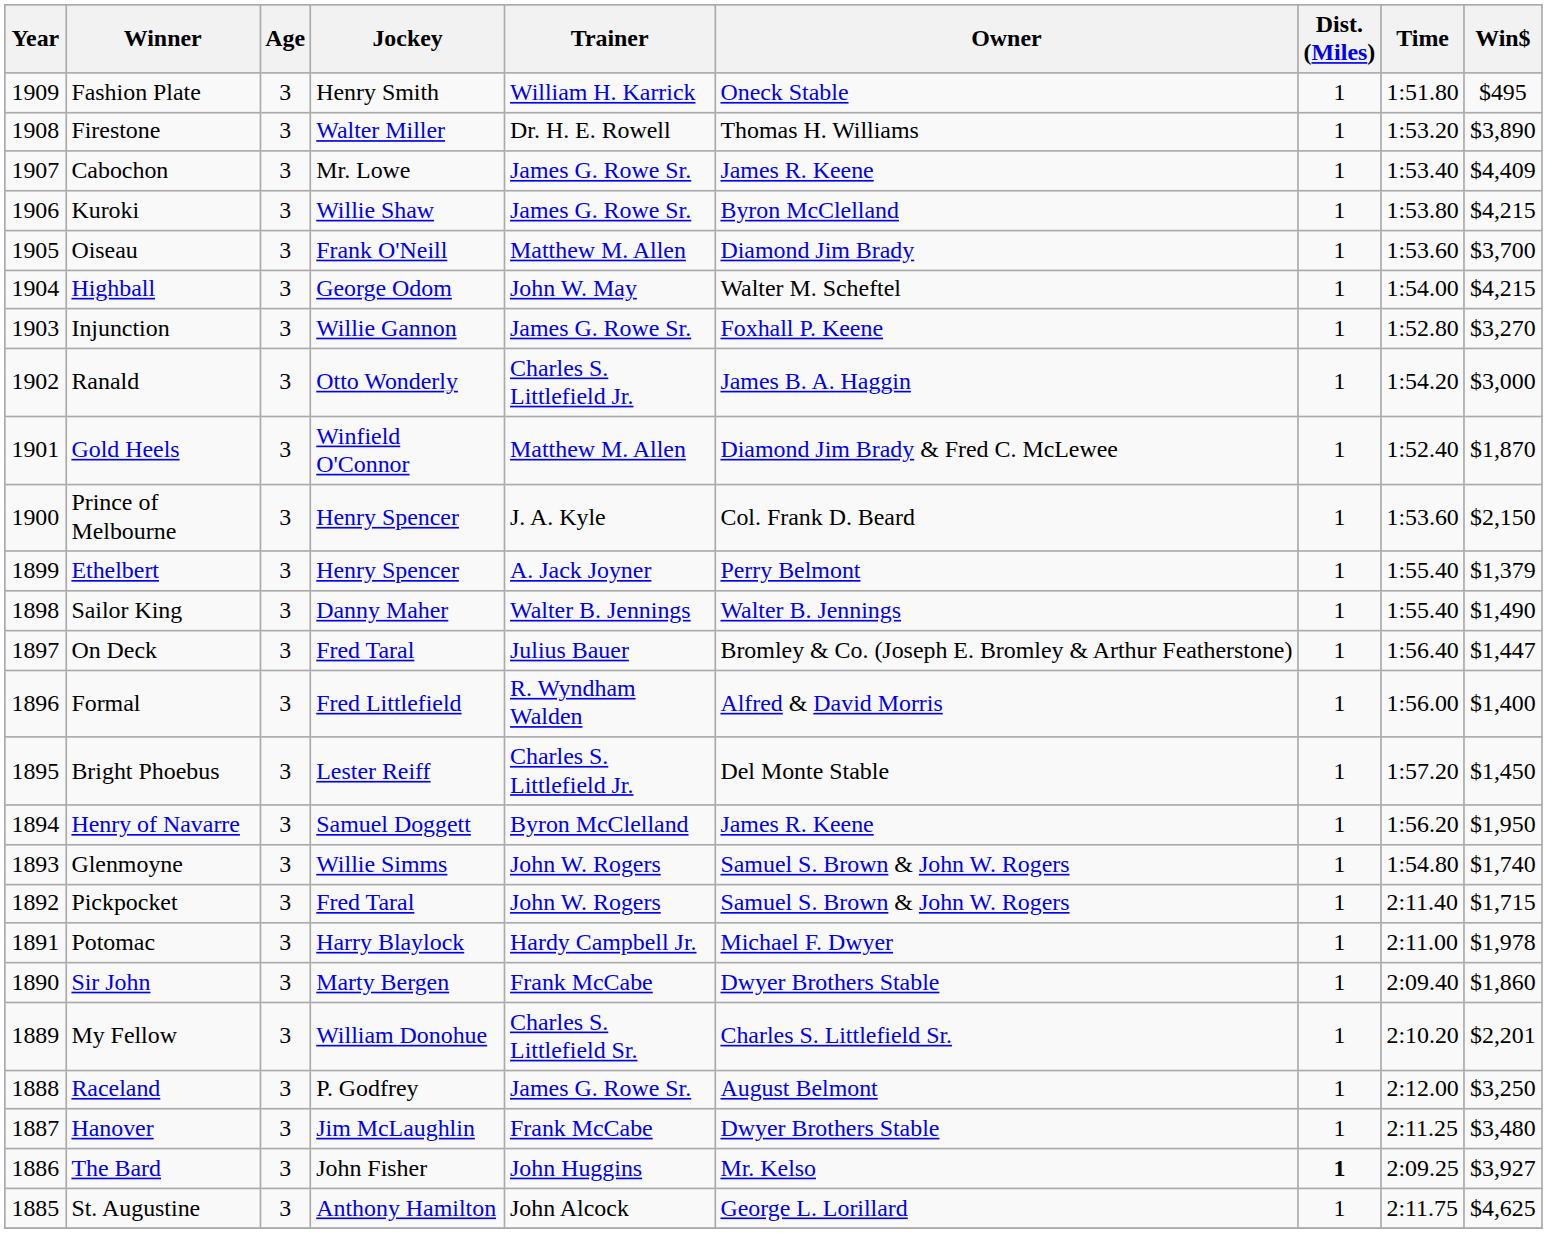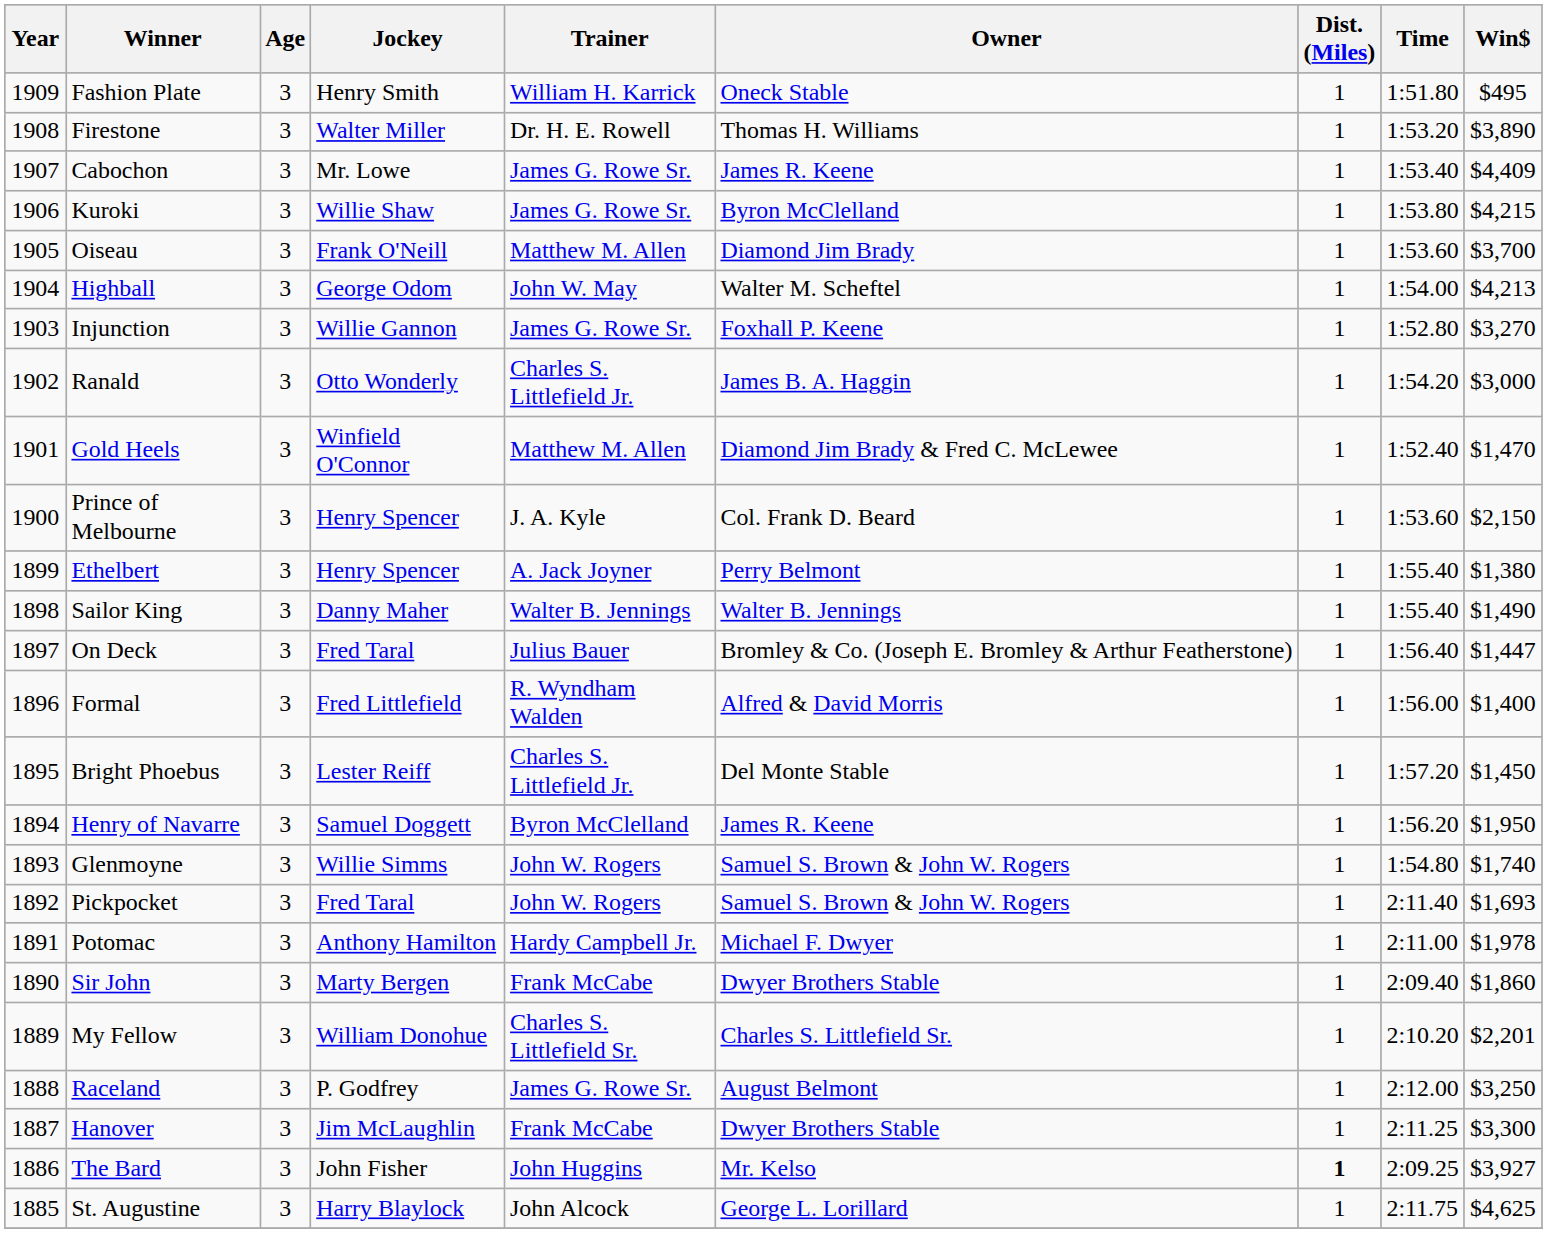(1503, 289) $4,215 -> (1503, 289) $4,213
(1503, 449) $1,870 -> (1503, 449) $1,470
(1503, 571) $1,379 -> (1503, 571) $1,380
(1503, 903) $1,715 -> (1503, 903) $1,693
(390, 942) Harry Blaylock -> (406, 942) Anthony Hamilton
(1503, 1128) $3,480 -> (1503, 1128) $3,300
(406, 1207) Anthony Hamilton -> (390, 1207) Harry Blaylock
